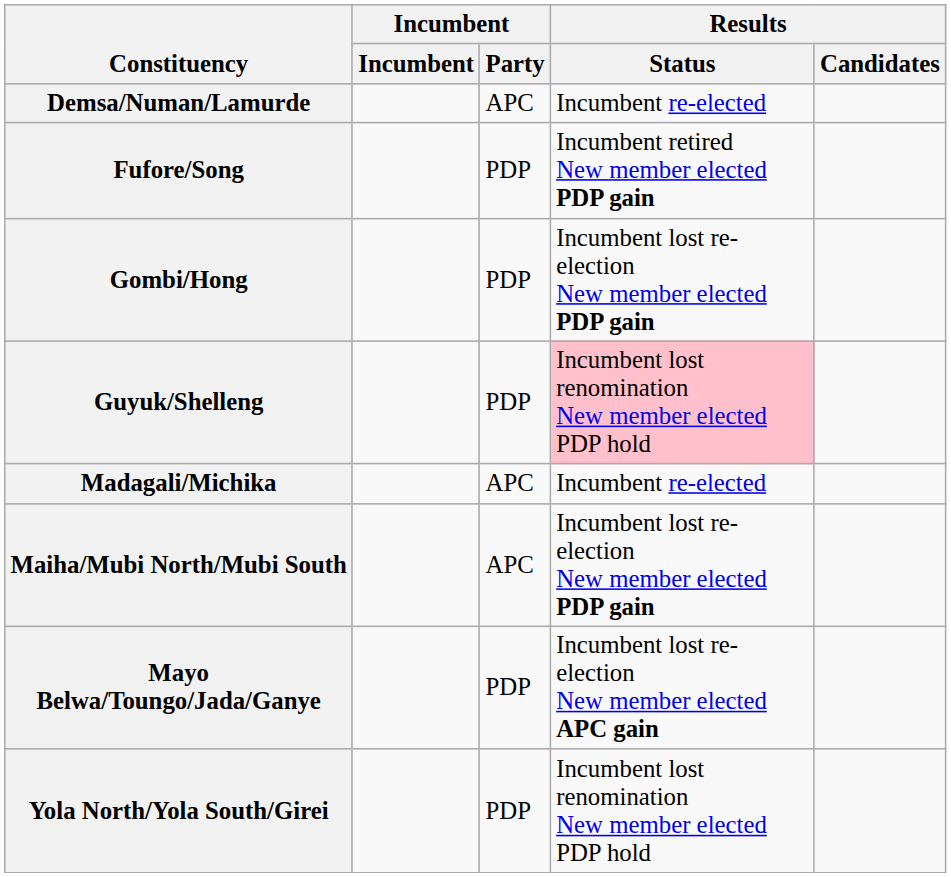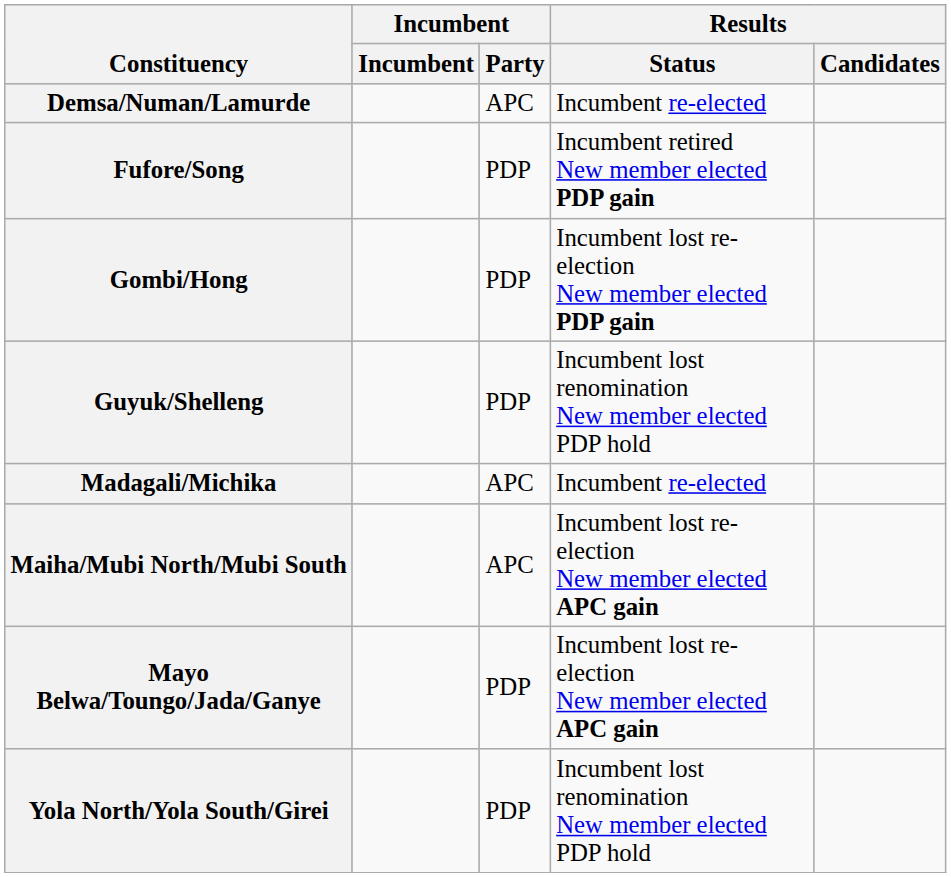(661, 402) pink background -> (661, 402) no background
(661, 564) Incumbent lost re-election New member elected PDP gain -> (661, 564) Incumbent lost re-election New member elected APC gain
